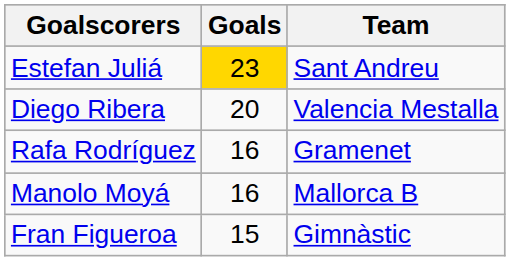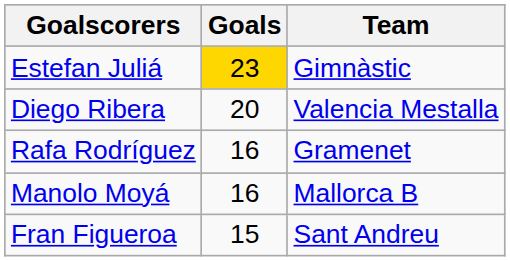(366, 67) Sant Andreu -> (352, 67) Gimnàstic
(352, 234) Gimnàstic -> (366, 234) Sant Andreu
